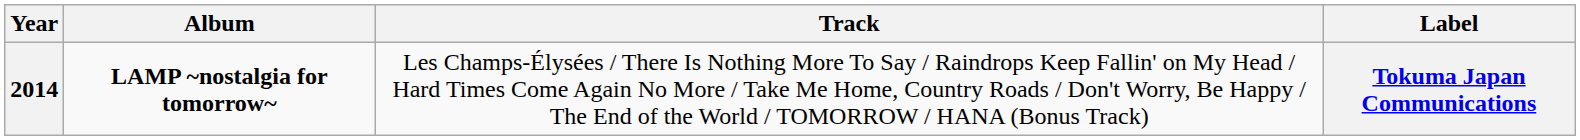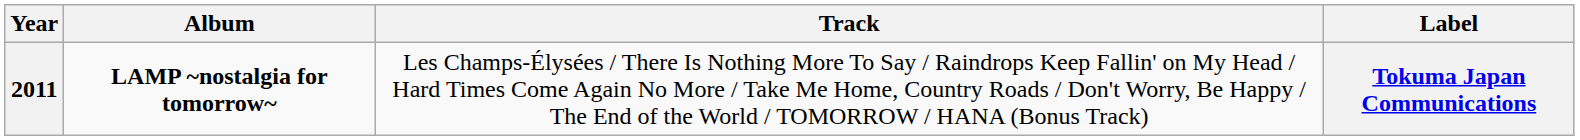(34, 88) 2014 -> (34, 88) 2011
